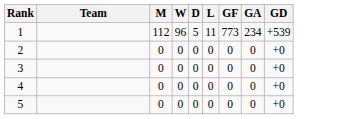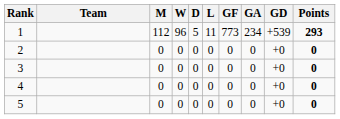+ column: (314, 13)
